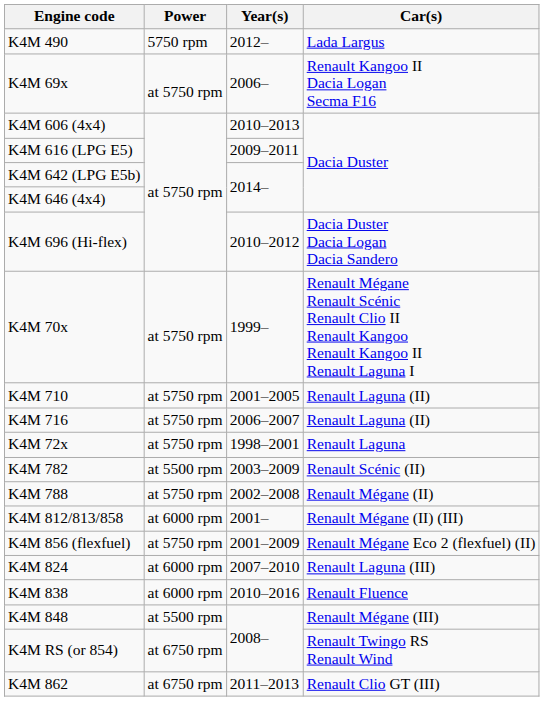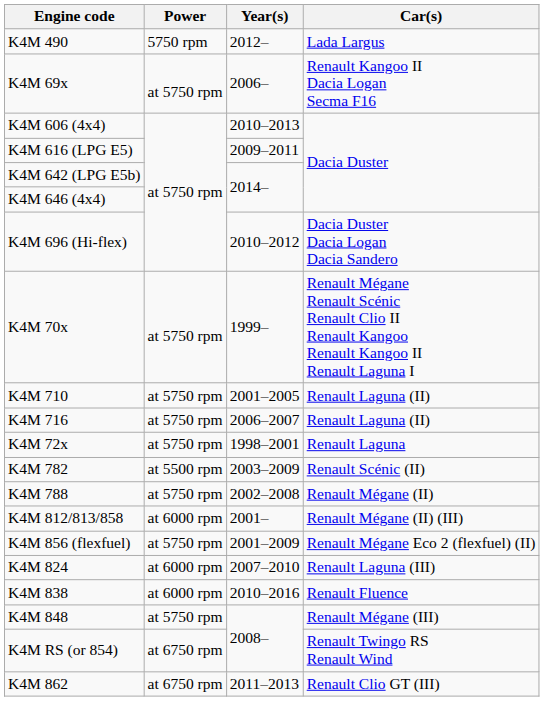(185, 616) at 5500 rpm -> (185, 616) at 5750 rpm
